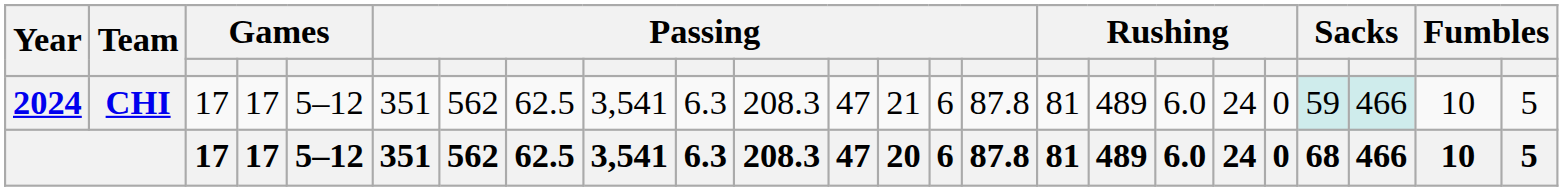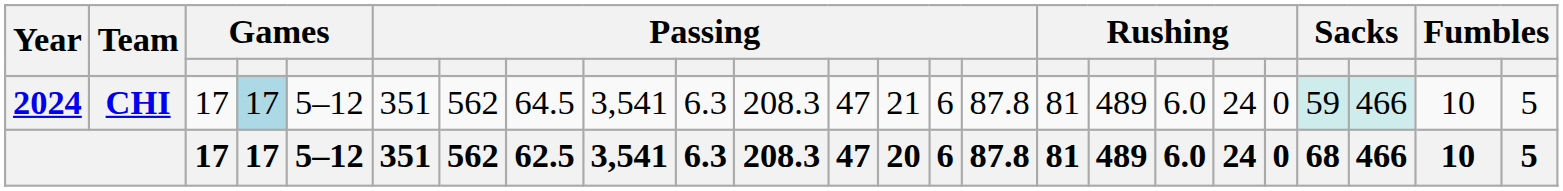(262, 102) no background -> (262, 102) lightblue background
(545, 102) 62.5 -> (545, 102) 64.5
